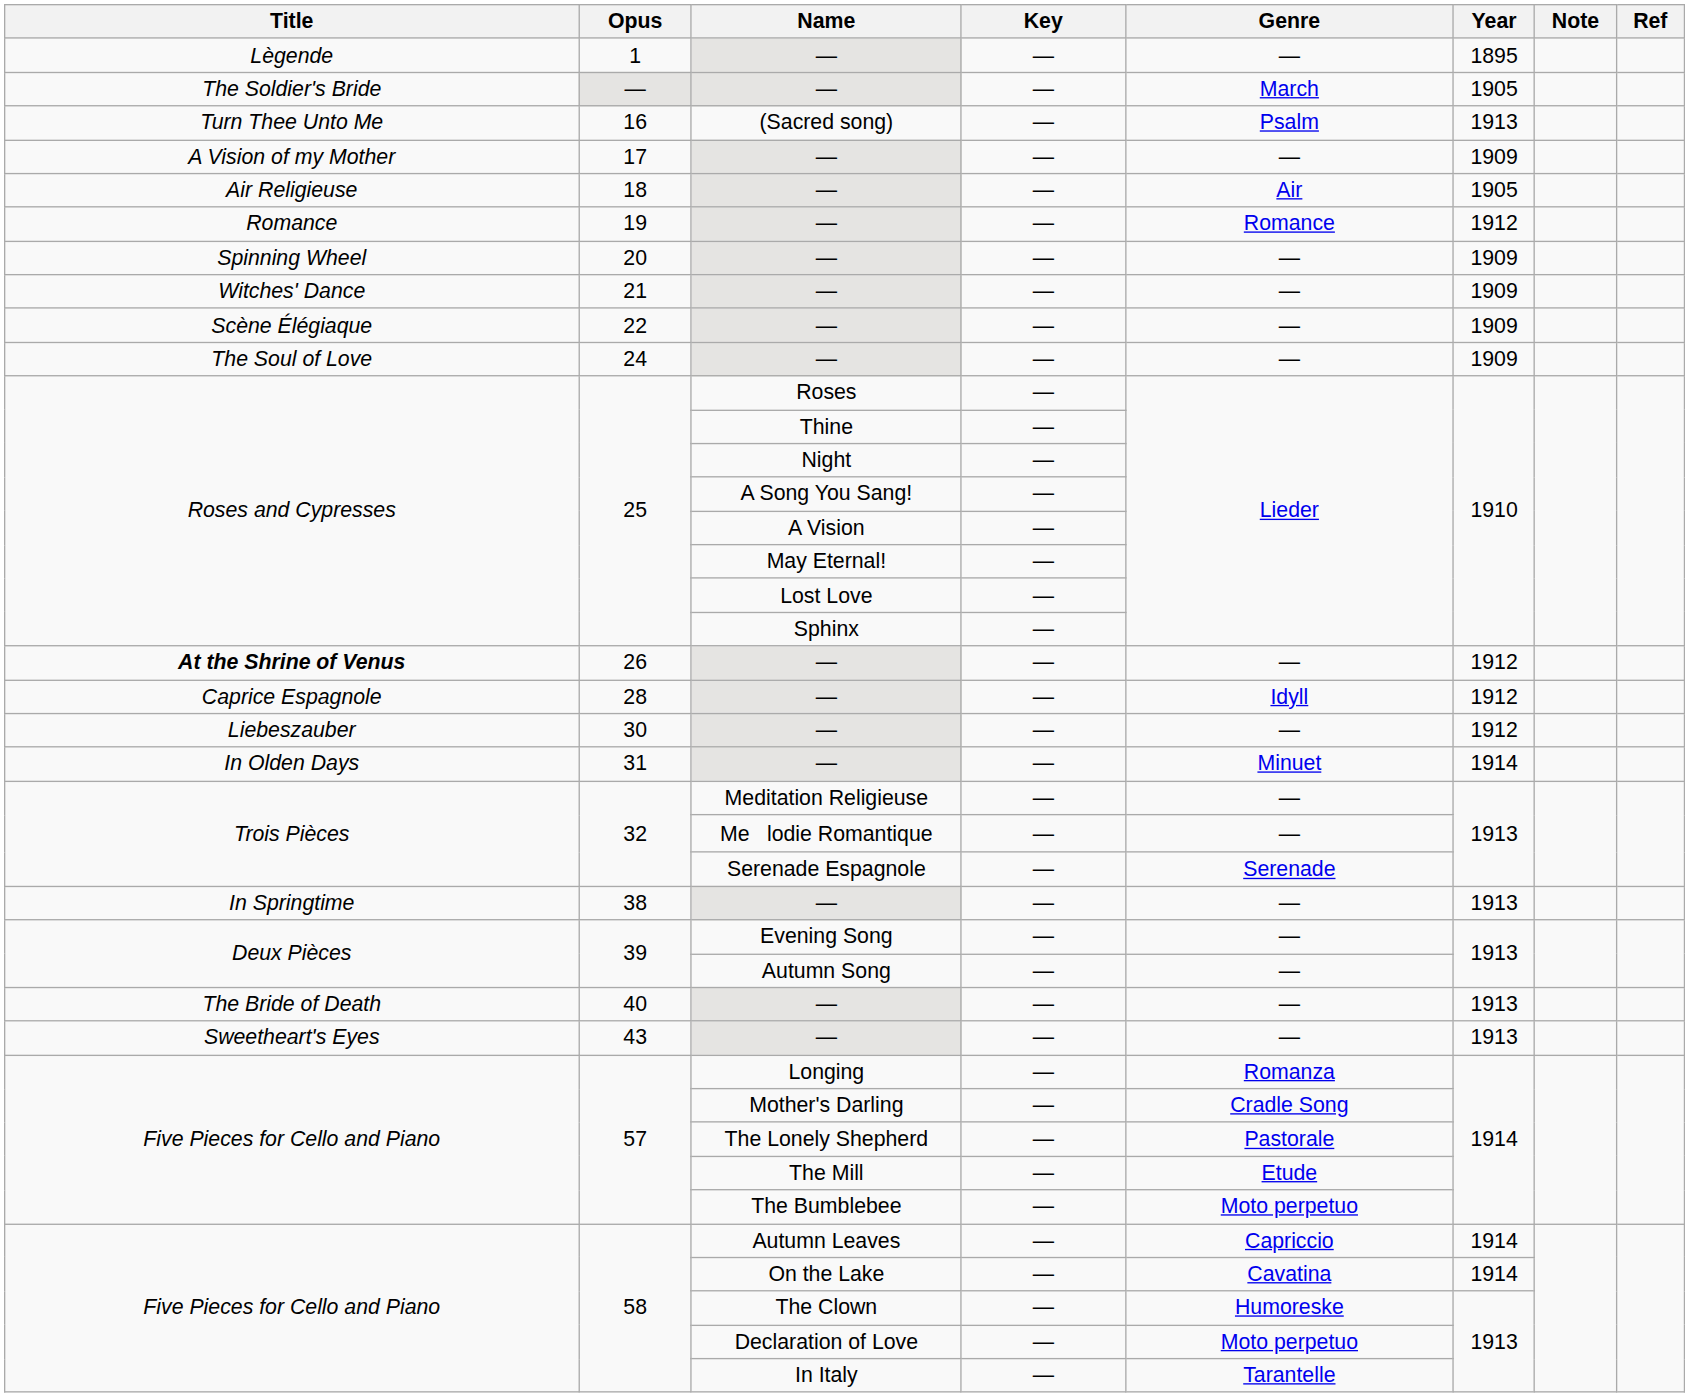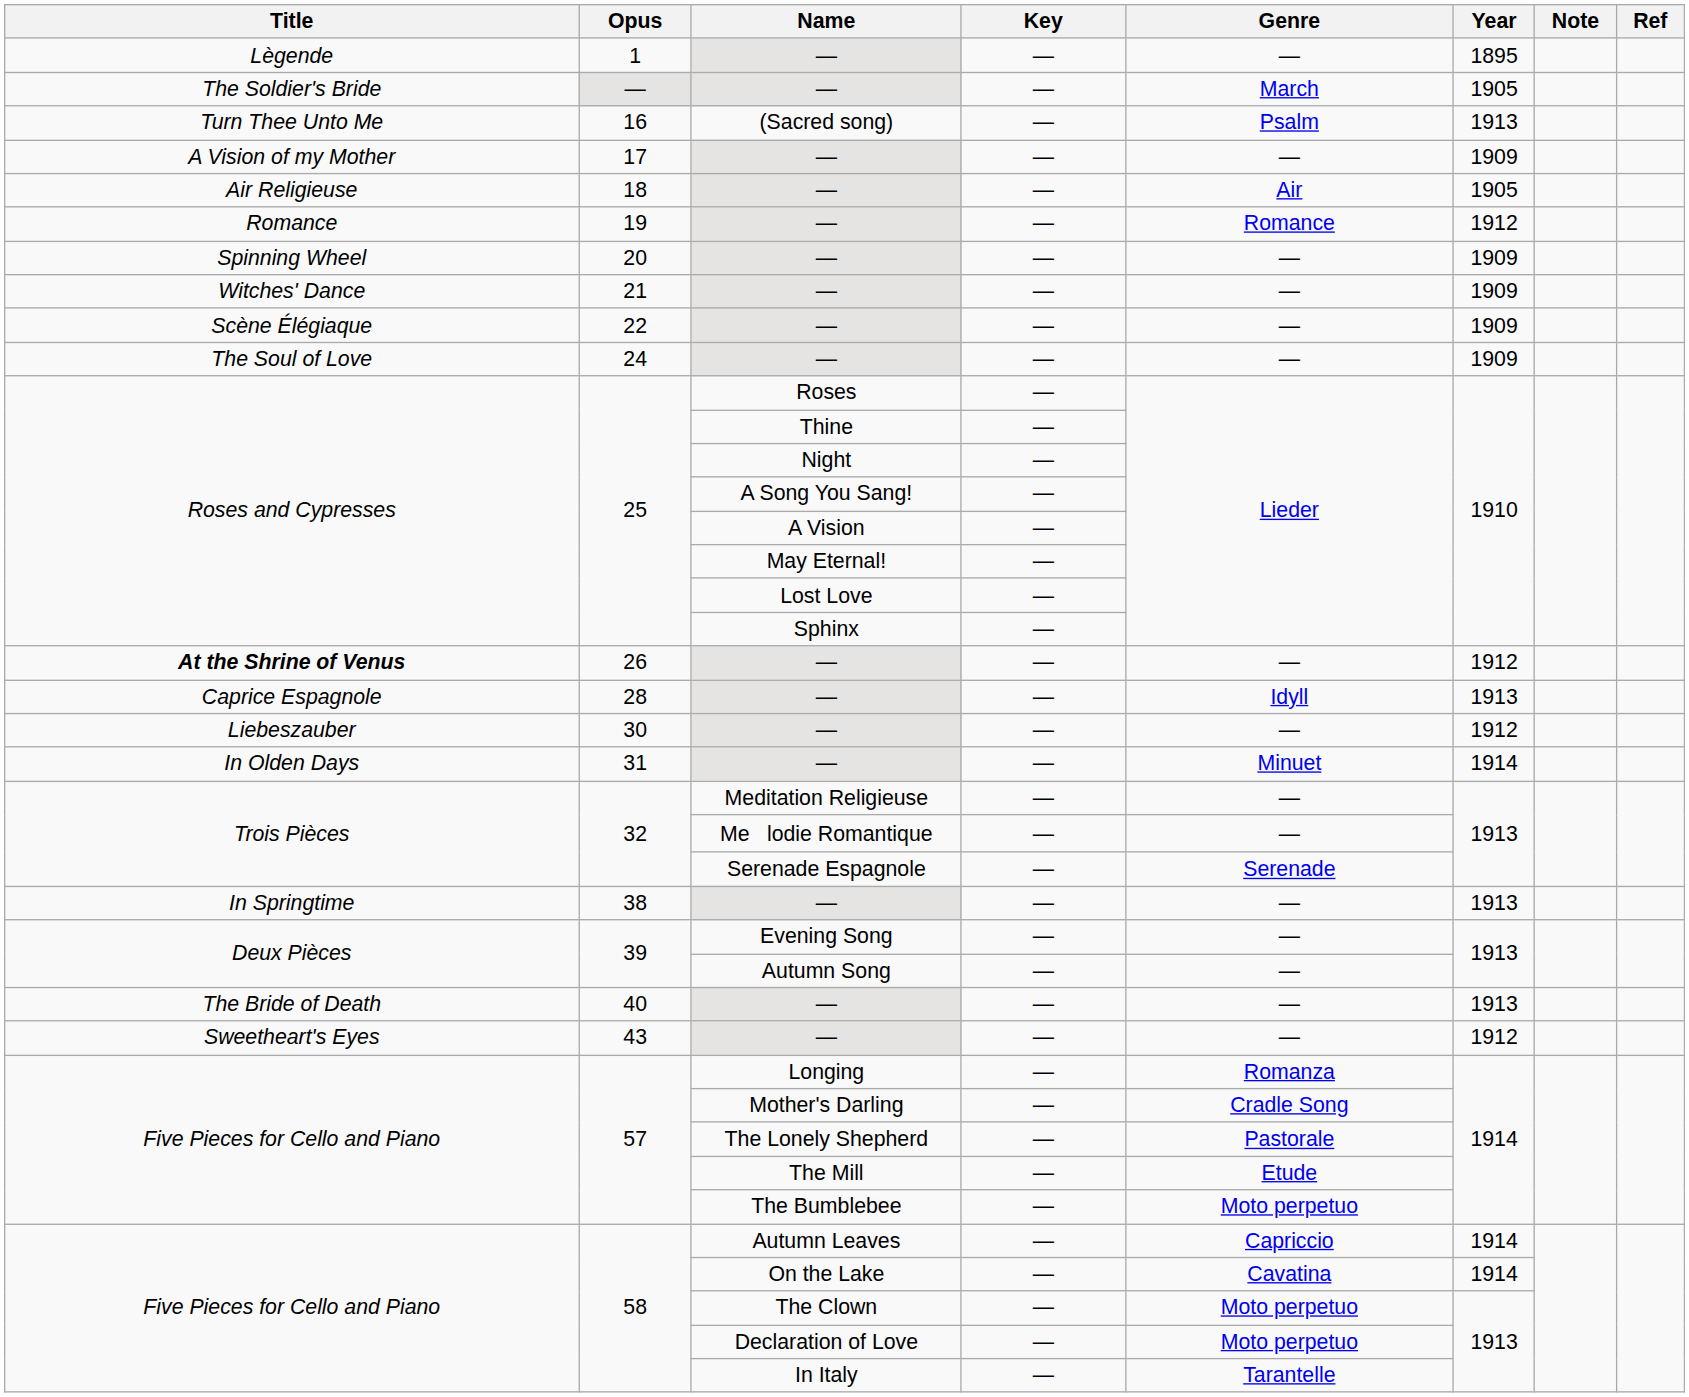(1494, 696) 1912 -> (1494, 696) 1913
(1494, 1037) 1913 -> (1494, 1037) 1912
(1289, 1307) Humoreske -> (1289, 1307) Moto perpetuo
